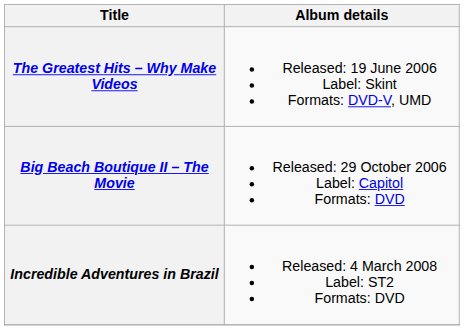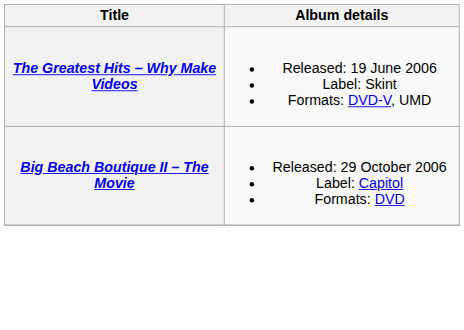- row: (115, 274)
